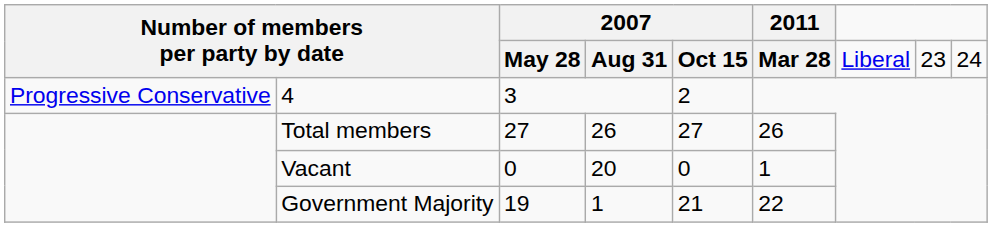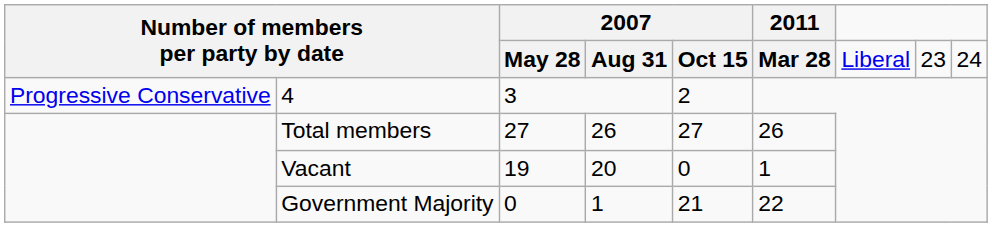(510, 167) 0 -> (517, 167) 19
(517, 204) 19 -> (510, 204) 0
